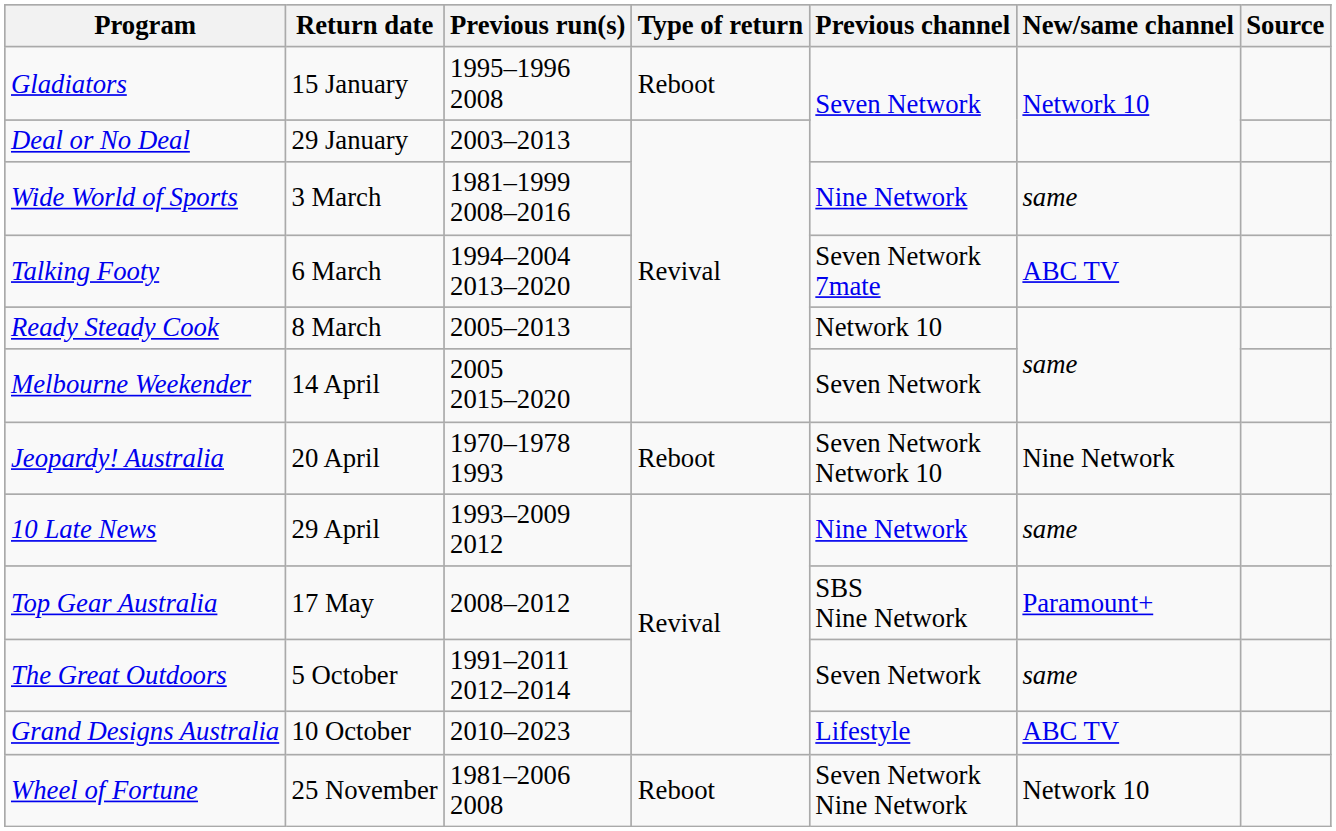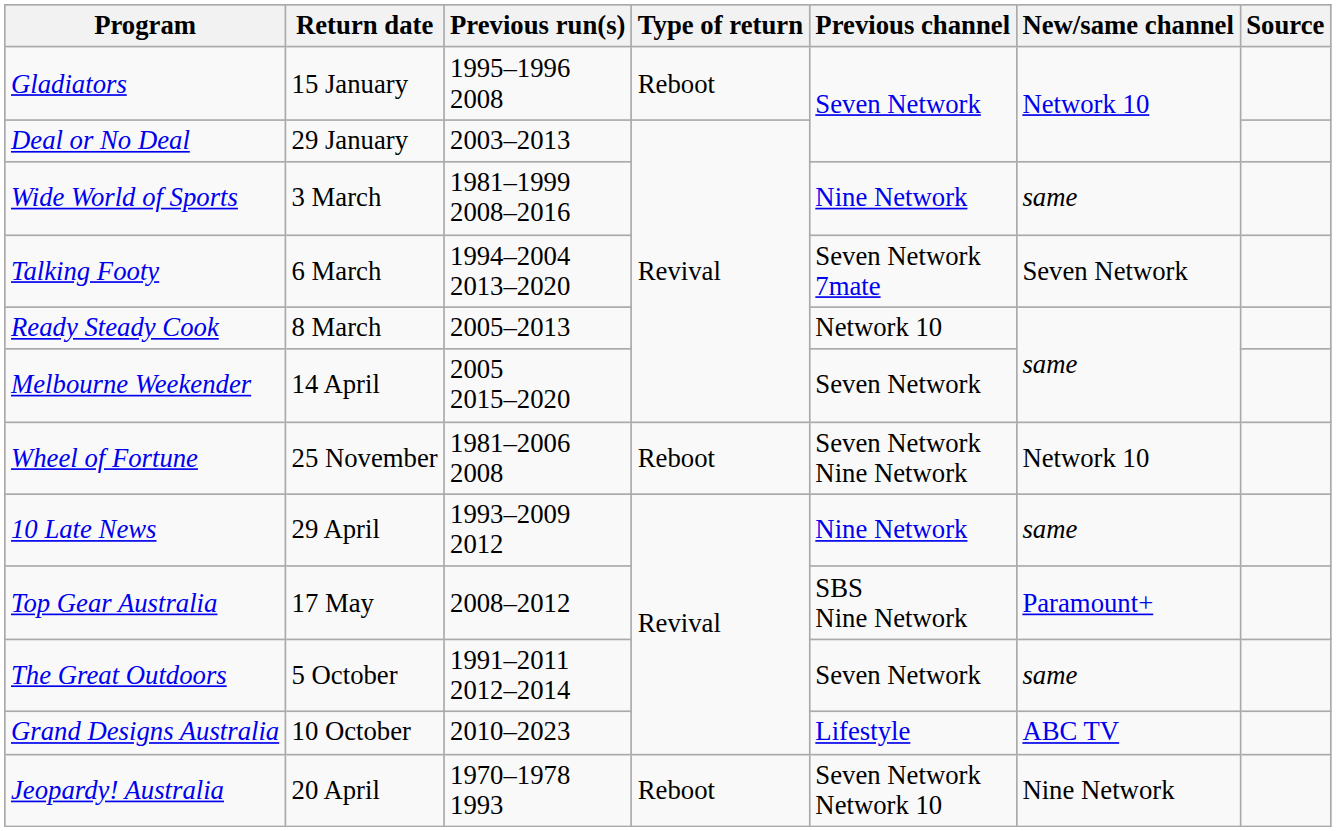(1071, 270) ABC TV -> (1105, 270) Seven Network
rows swapped: (117, 457) <-> (104, 789)
